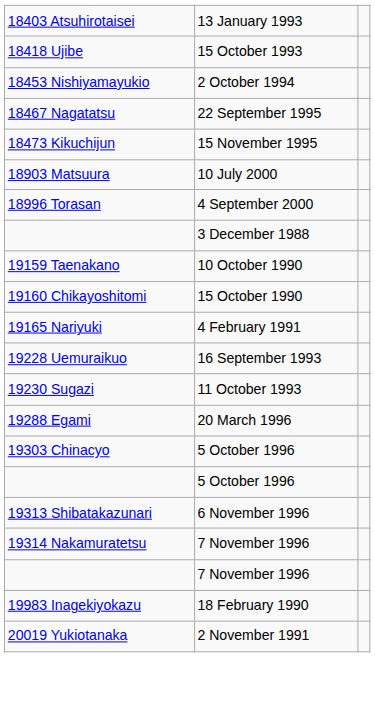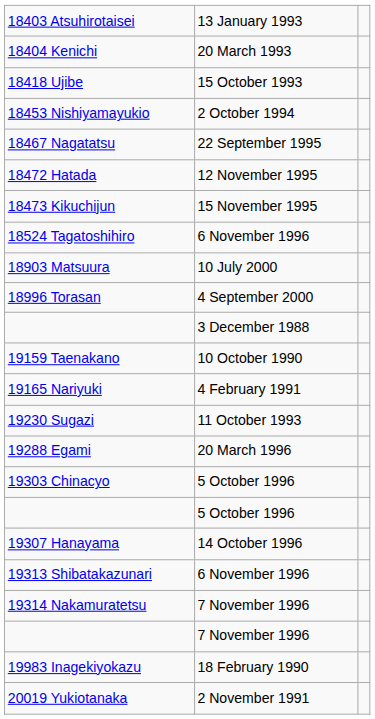+ row: (52, 51)
+ row: (52, 175)
+ row: (71, 236)
- row: (77, 296)
- row: (67, 358)
+ row: (63, 543)
